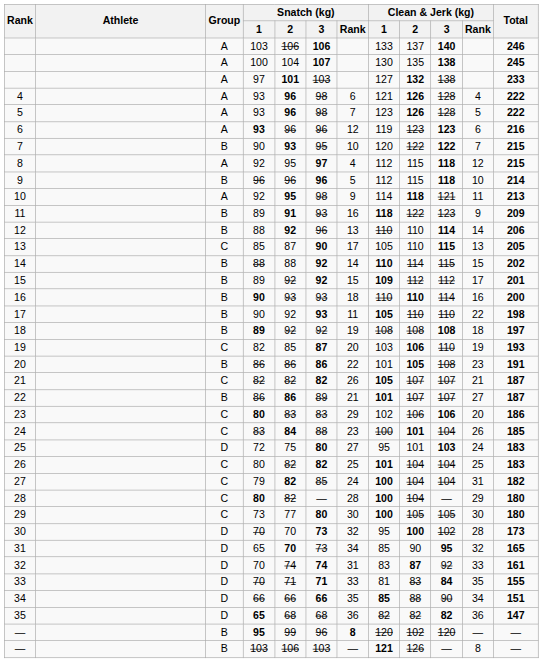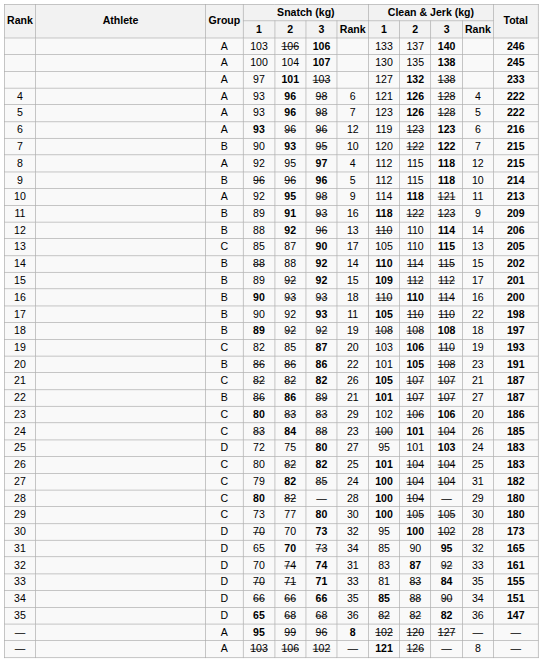(224, 632) B -> (224, 632) A
(384, 632) 120 -> (384, 632) 102
(415, 632) 102 -> (415, 632) 120
(447, 632) 120 -> (447, 632) 127
(224, 649) B -> (224, 649) A
(321, 649) 103 -> (321, 649) 102
